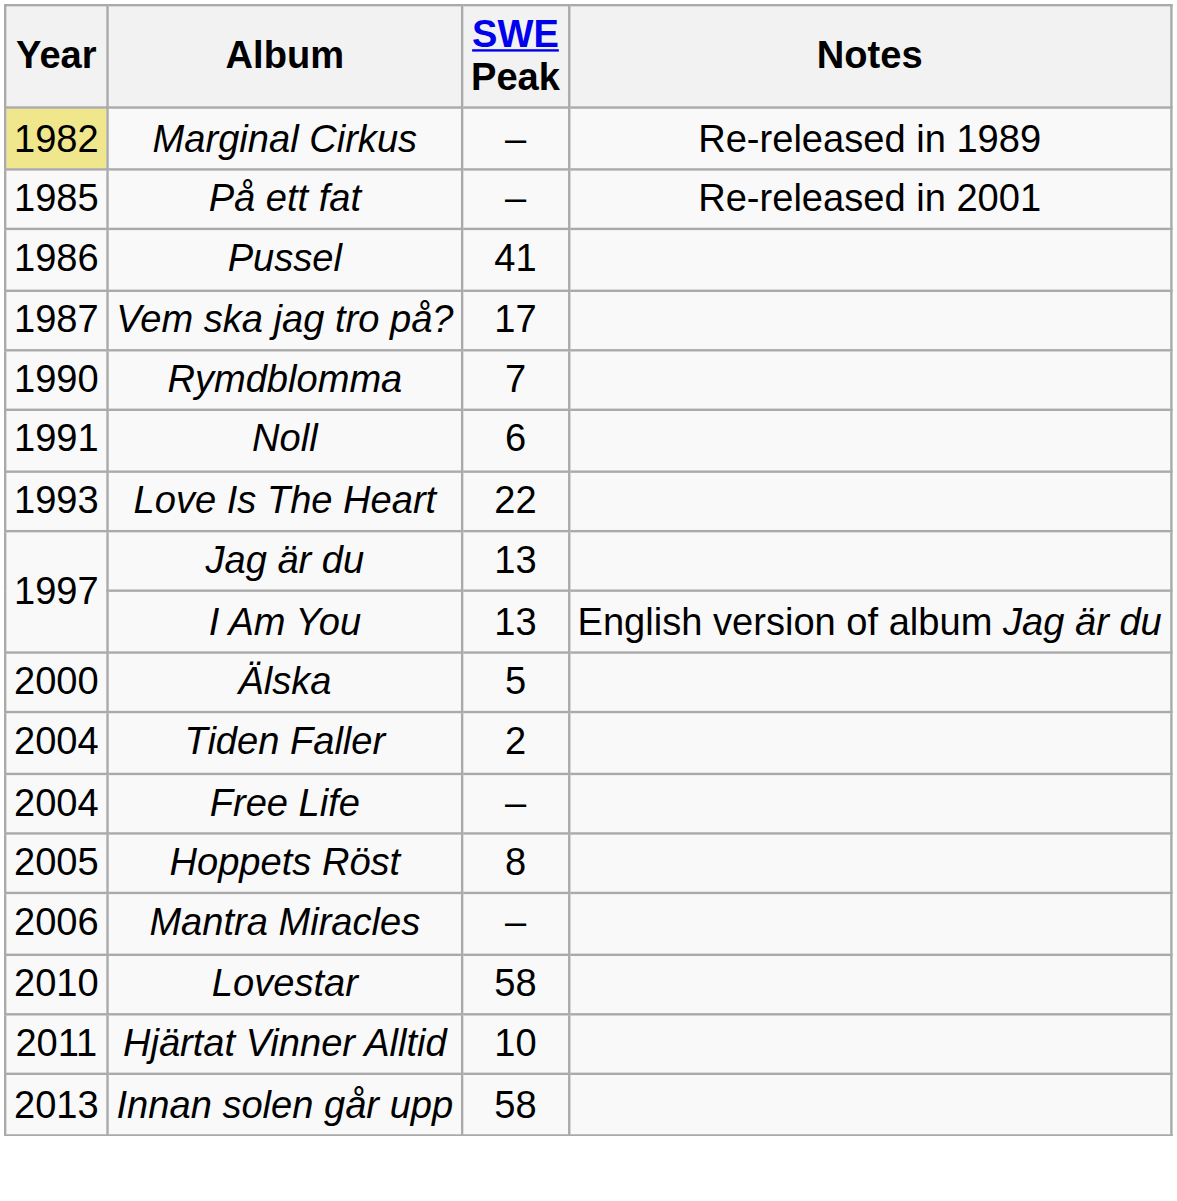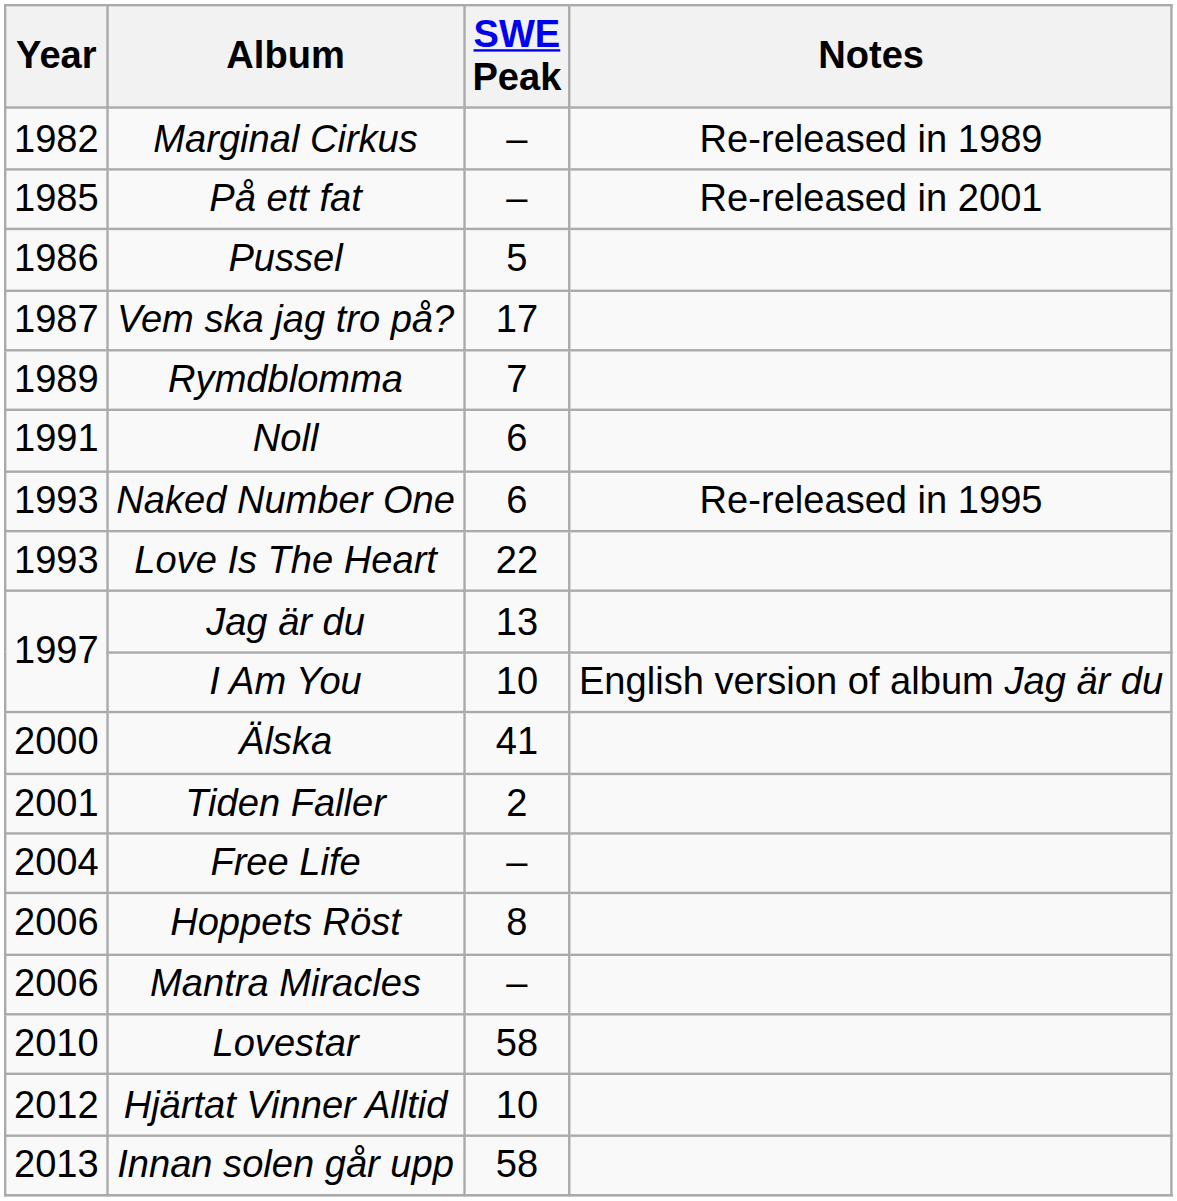(56, 137) khaki background -> (56, 137) no background
(515, 258) 41 -> (517, 258) 5
(56, 379) 1990 -> (56, 379) 1989
+ row: (286, 500)
(515, 621) 13 -> (517, 681) 10
(516, 681) 5 -> (517, 741) 41
(56, 741) 2004 -> (56, 802) 2001
(56, 862) 2005 -> (56, 923) 2006
(56, 1043) 2011 -> (56, 1104) 2012
